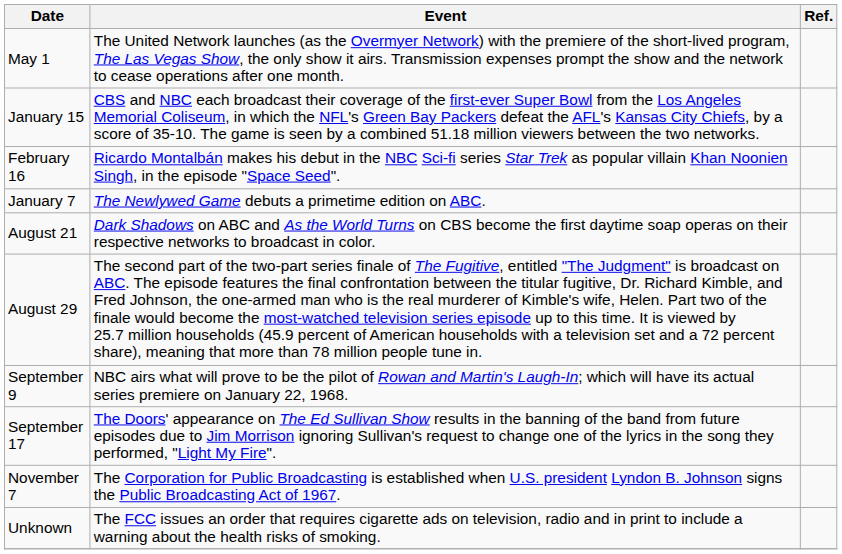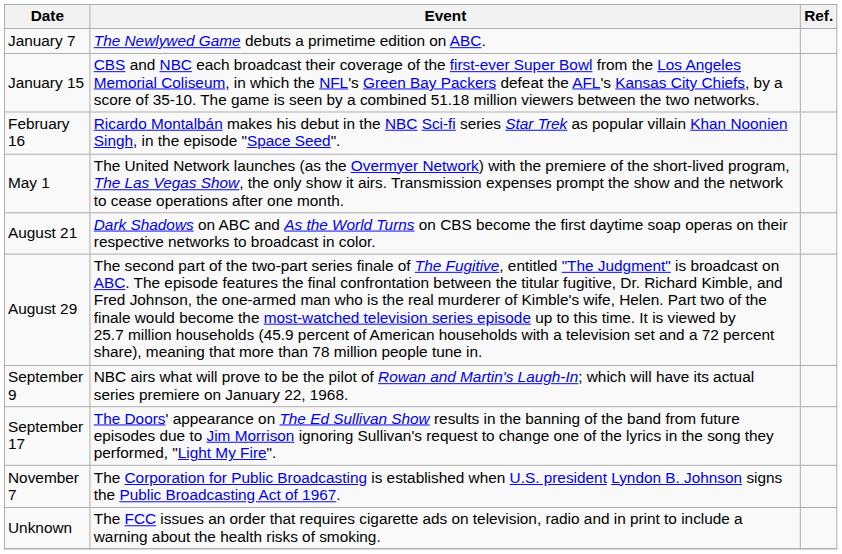rows swapped: (42, 200) <-> (29, 58)
